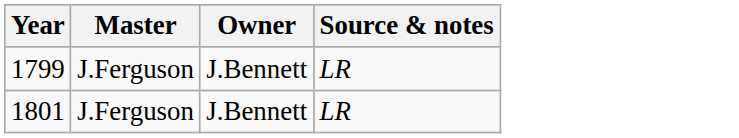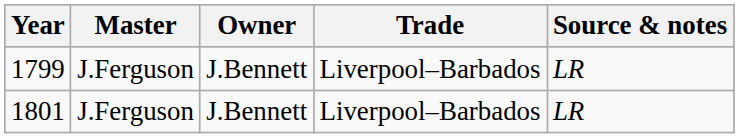+ column: (430, 25)
